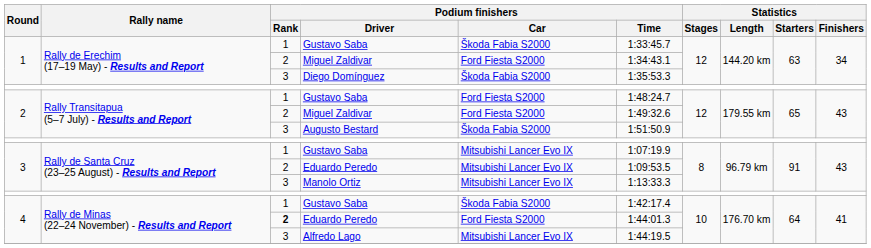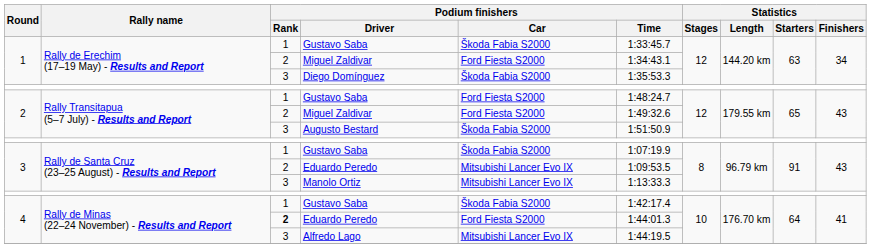(517, 150) Mitsubishi Lancer Evo IX -> (505, 150) Škoda Fabia S2000
